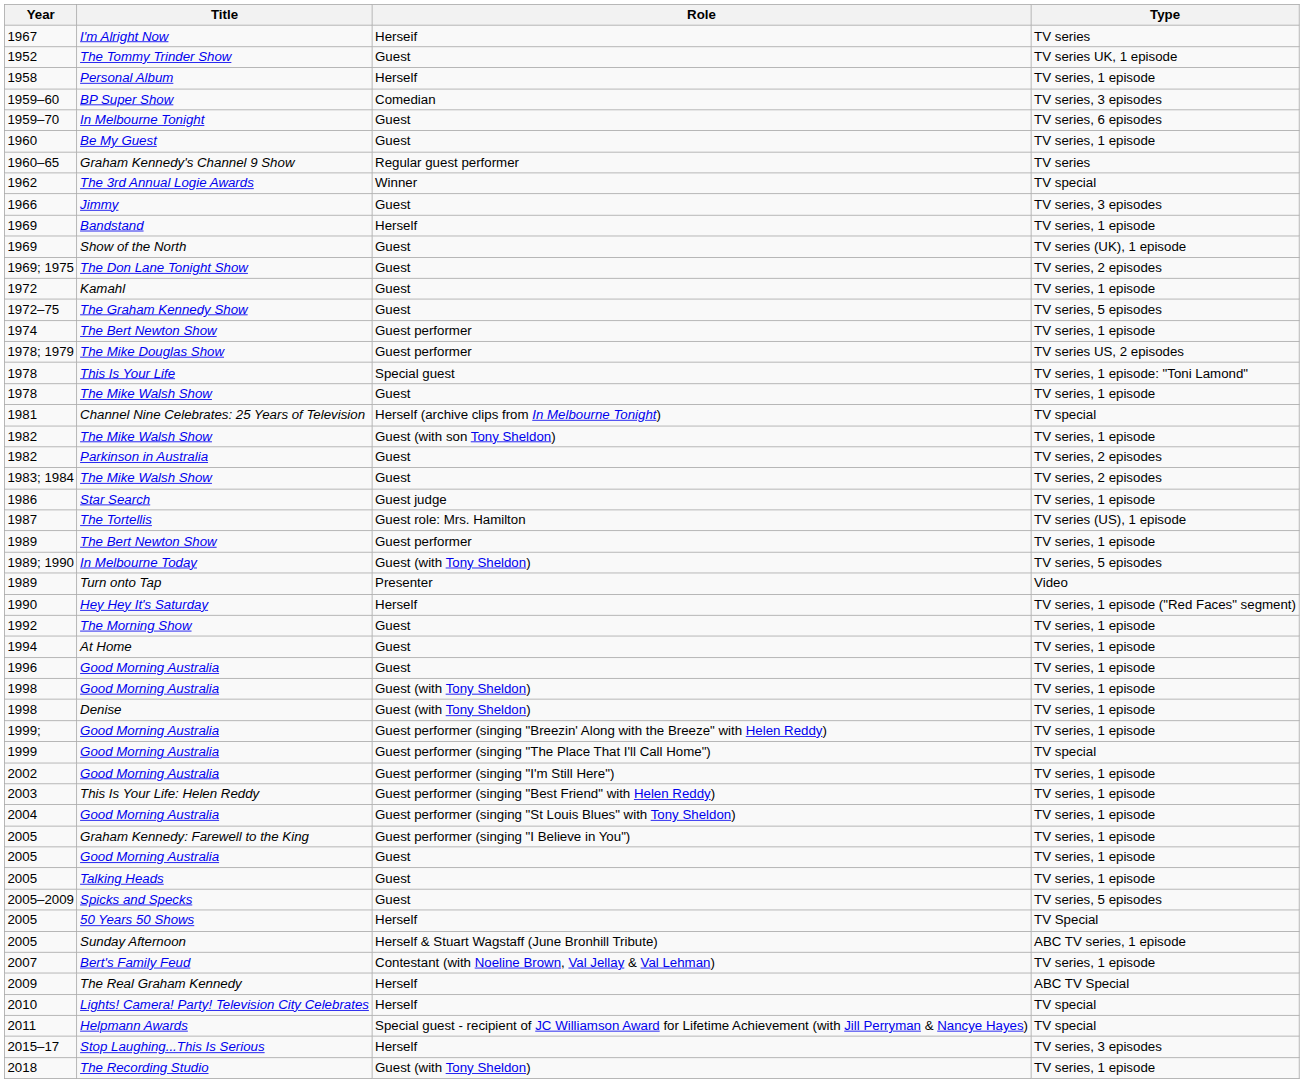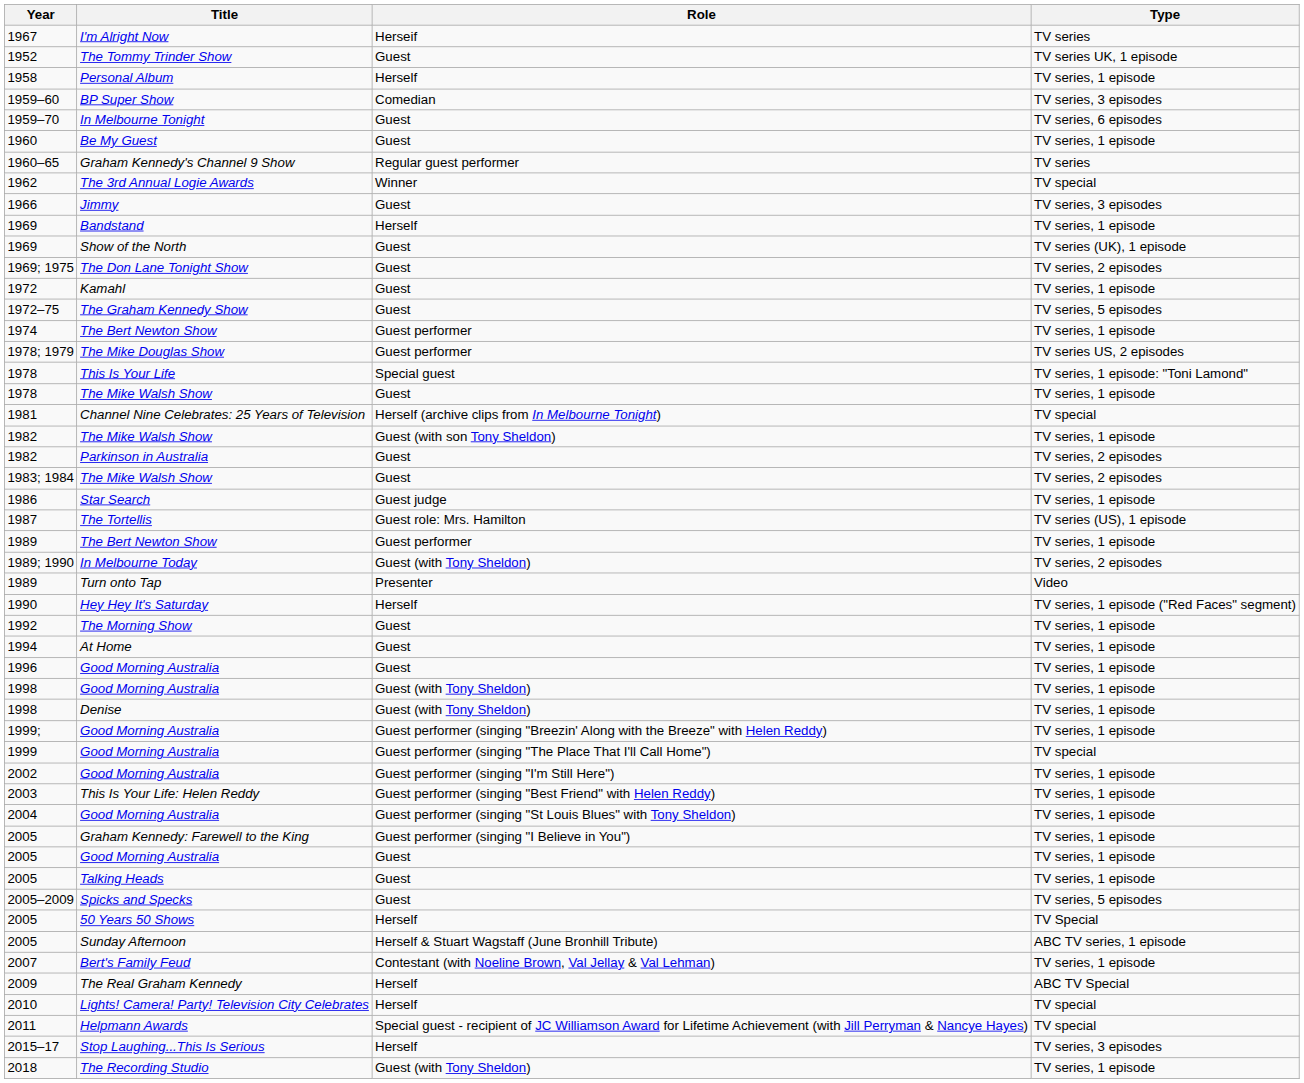(1098, 562) TV series, 5 episodes -> (1098, 562) TV series, 2 episodes
